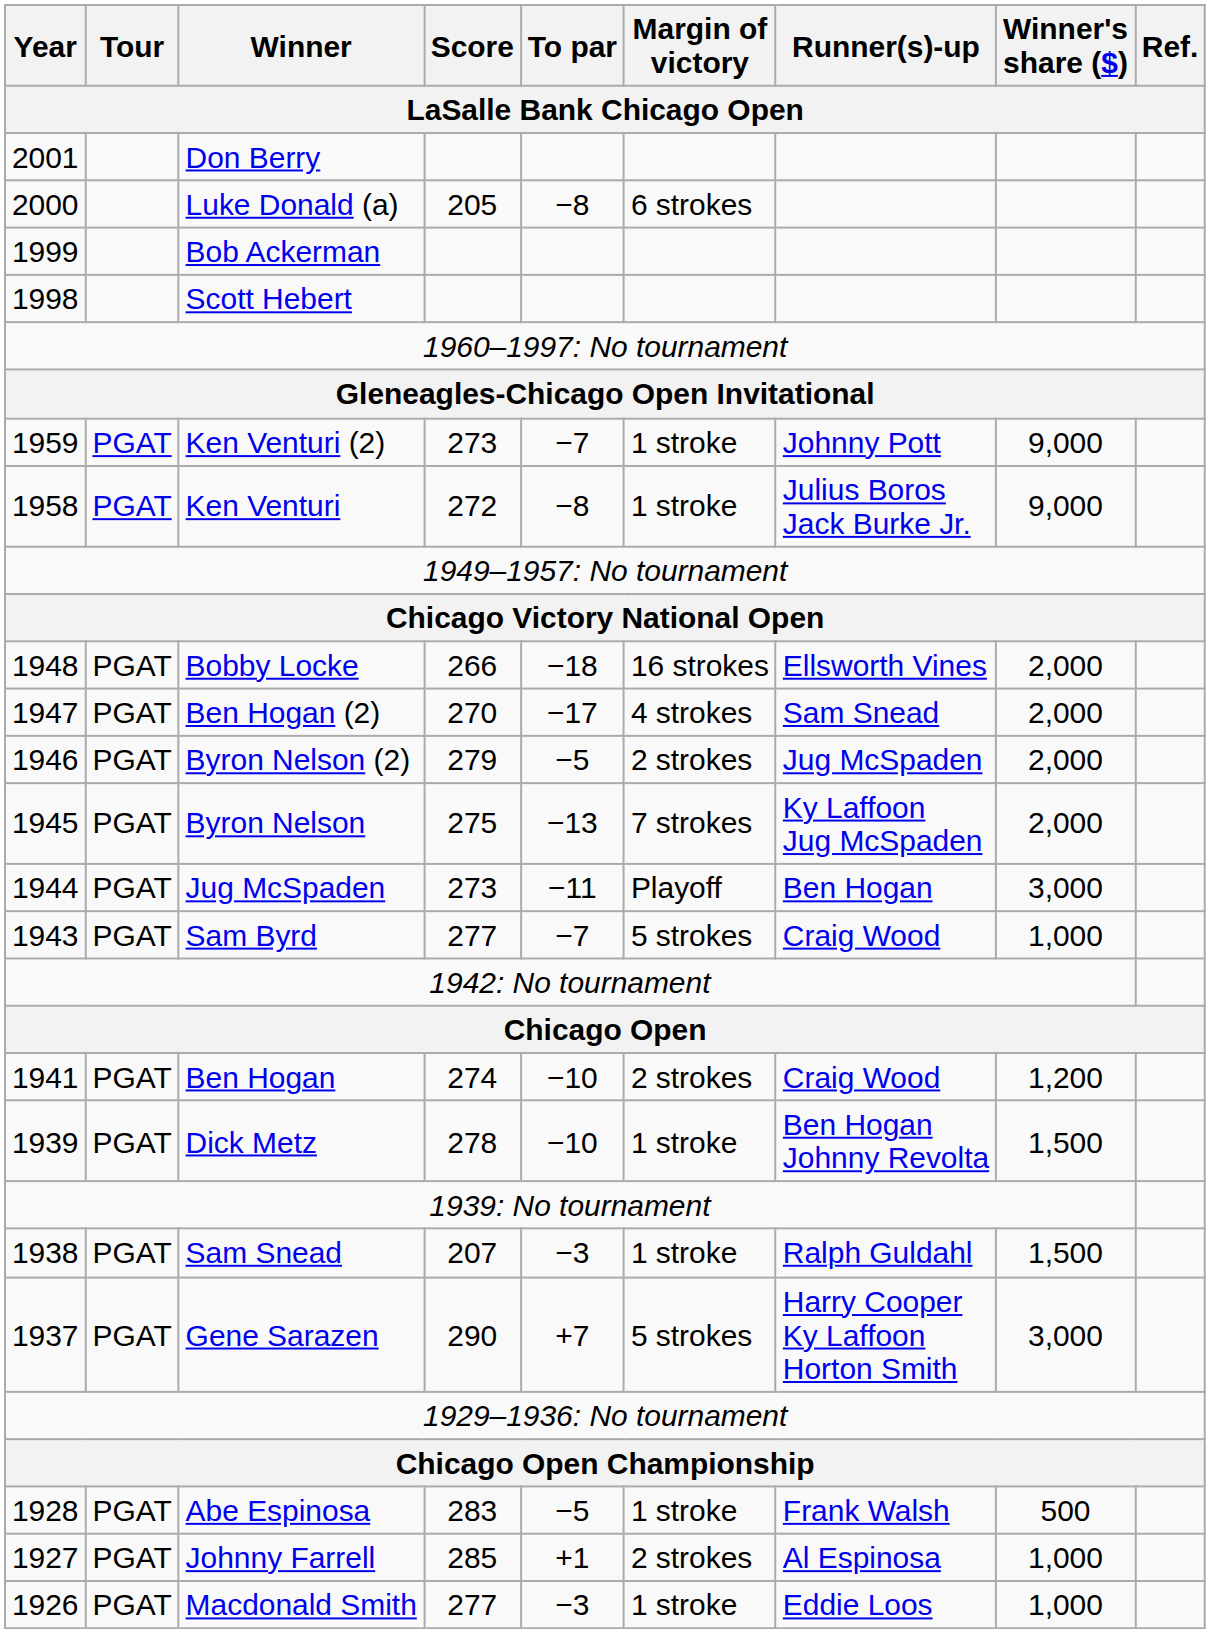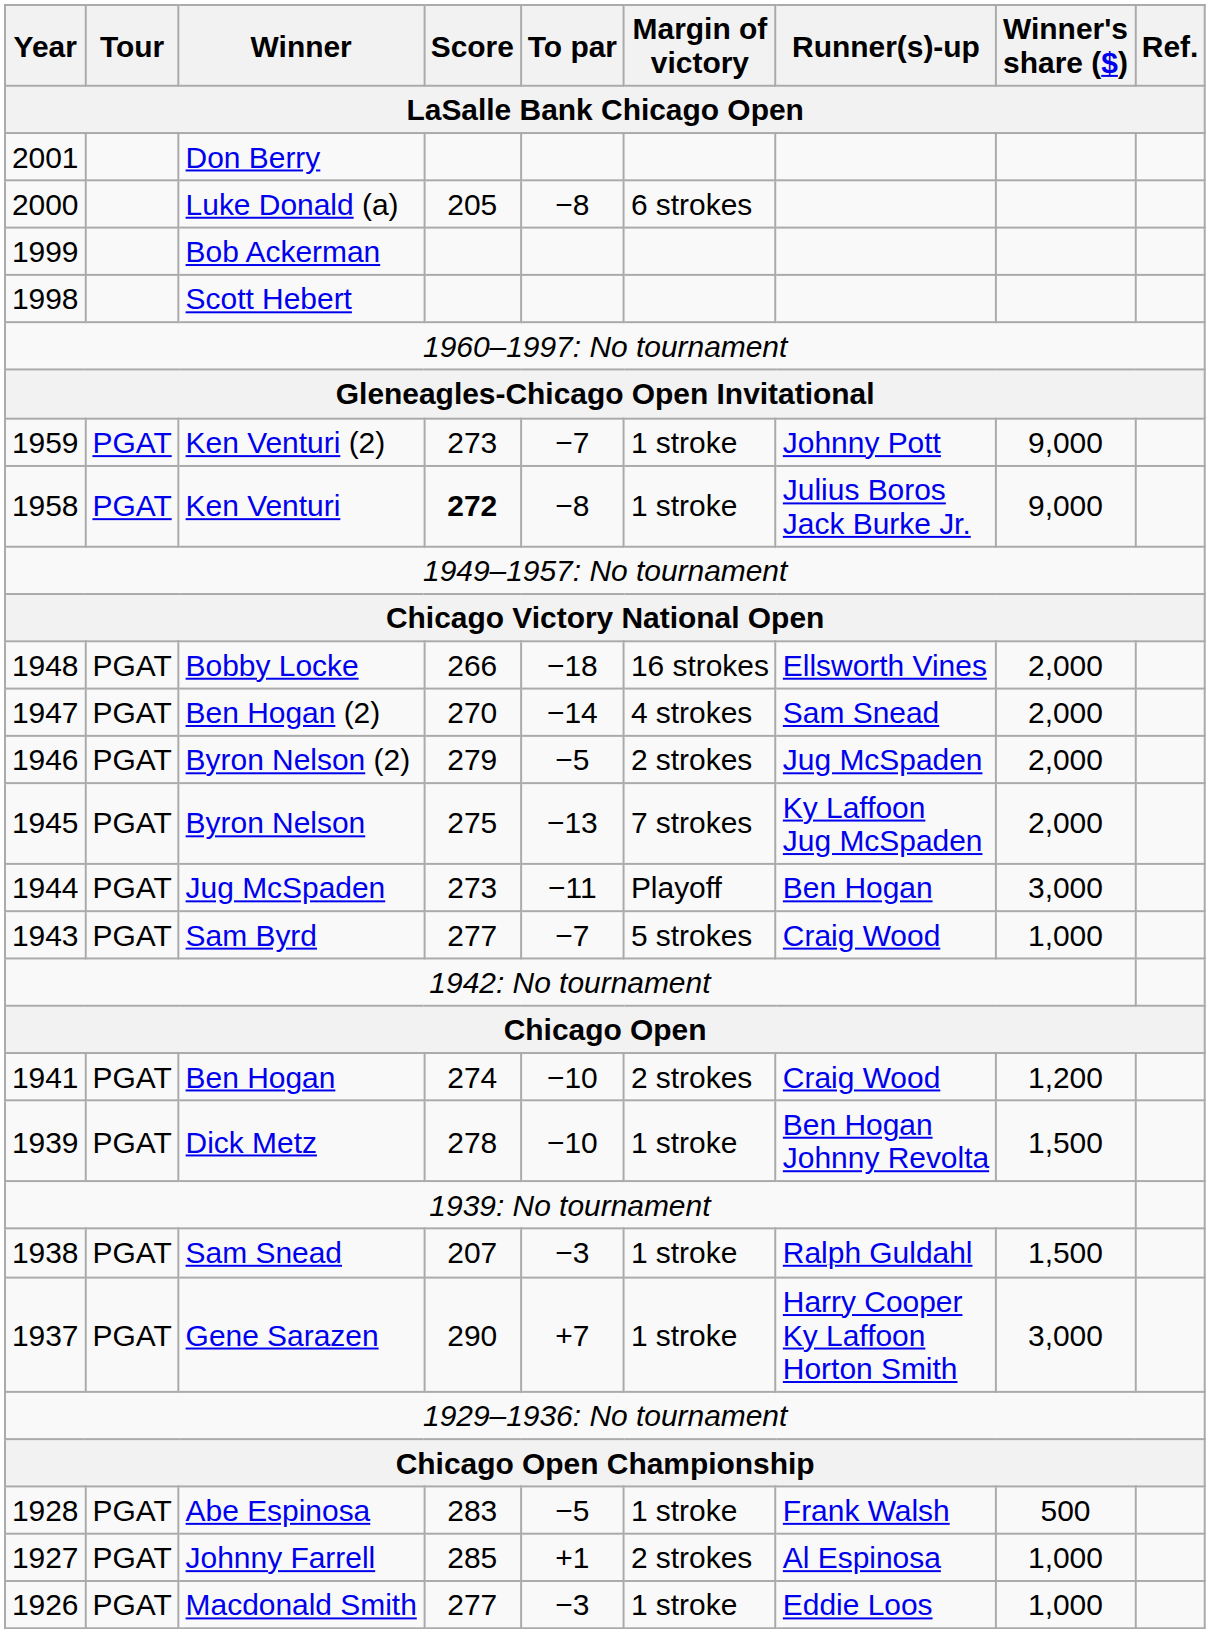(472, 506) normal -> (472, 506) bold
(572, 712) −17 -> (572, 712) −14
(692, 1334) 5 strokes -> (684, 1334) 1 stroke
